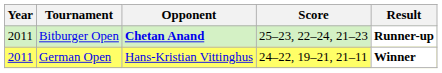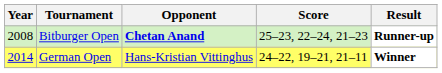(20, 36) 2011 -> (20, 36) 2008
(20, 57) 2011 -> (20, 57) 2014
